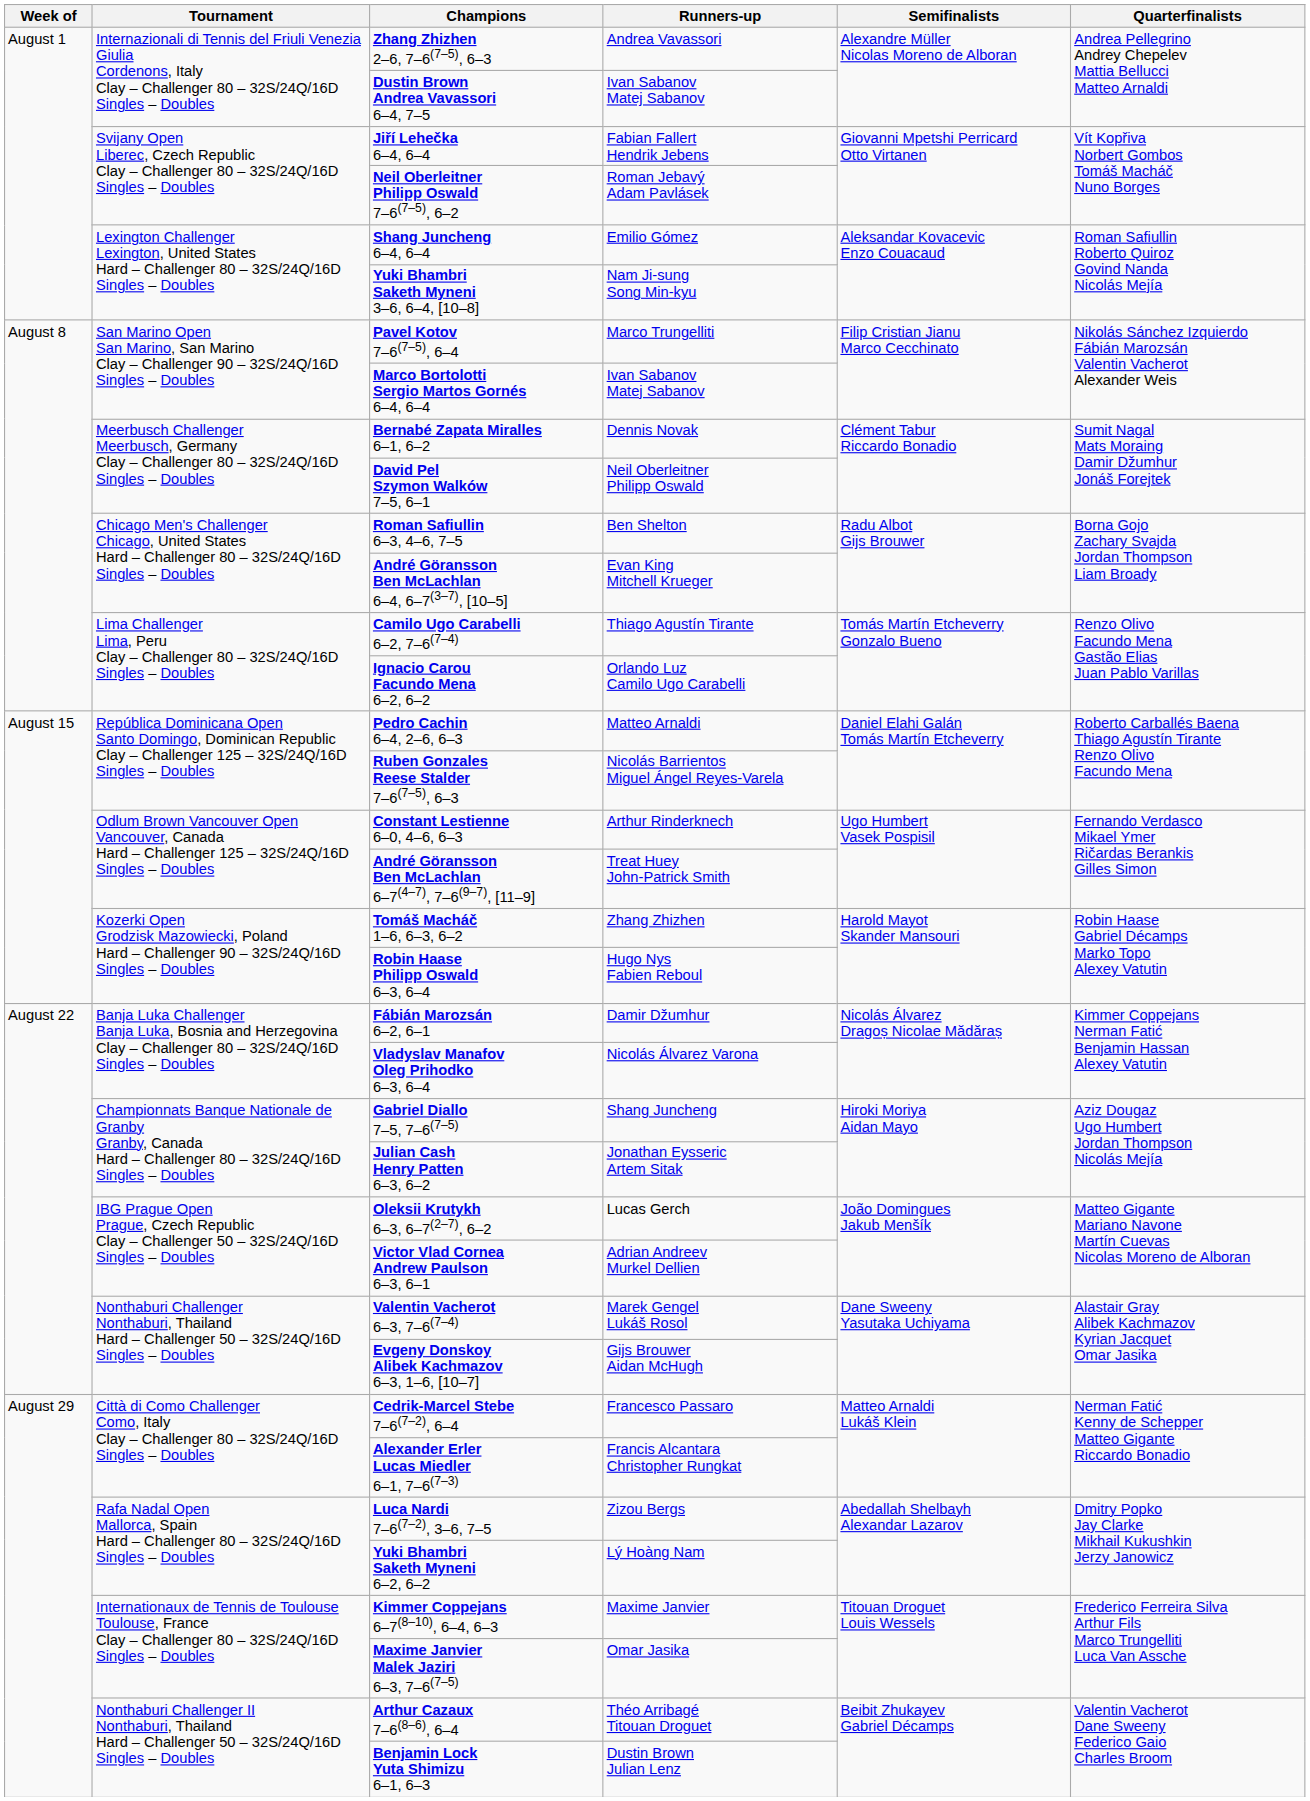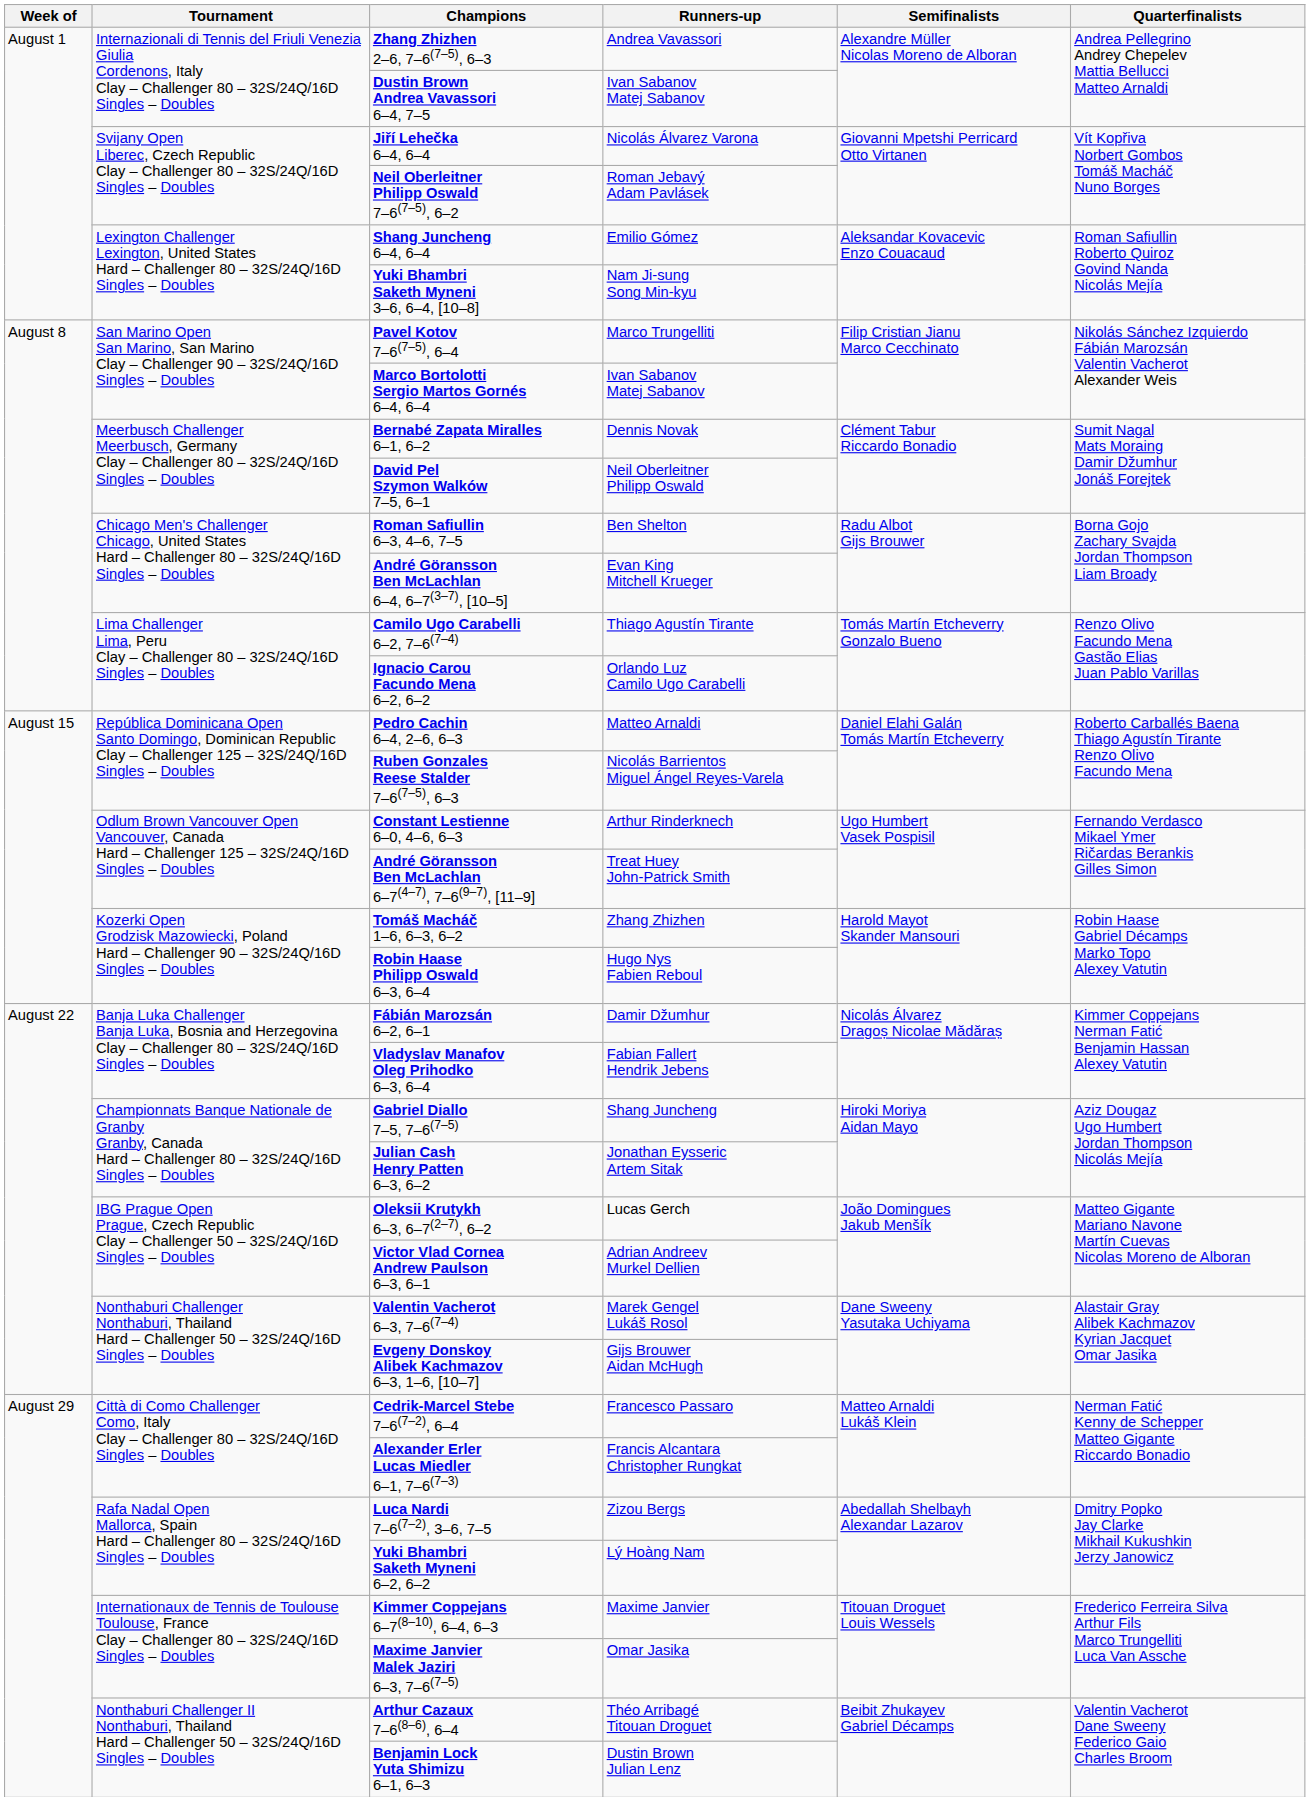(658, 146) Fabian Fallert Hendrik Jebens -> (682, 138) Nicolás Álvarez Varona
(682, 1054) Nicolás Álvarez Varona -> (658, 1062) Fabian Fallert Hendrik Jebens
